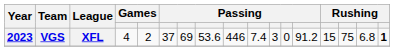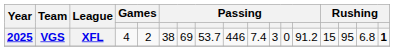(20, 37) 2023 -> (20, 37) 2025
(168, 37) 37 -> (168, 37) 38
(209, 37) 53.6 -> (209, 37) 53.7
(347, 37) 75 -> (347, 37) 95
